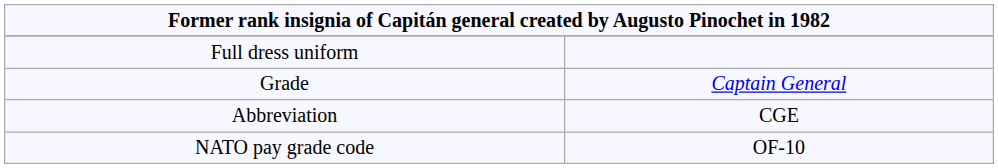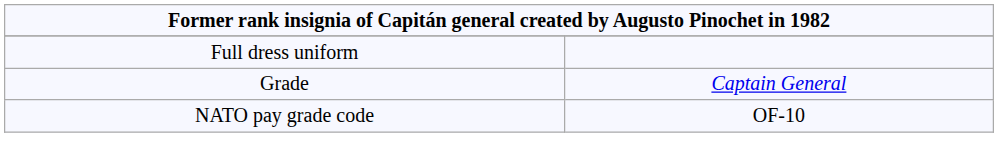- row: (285, 115)
